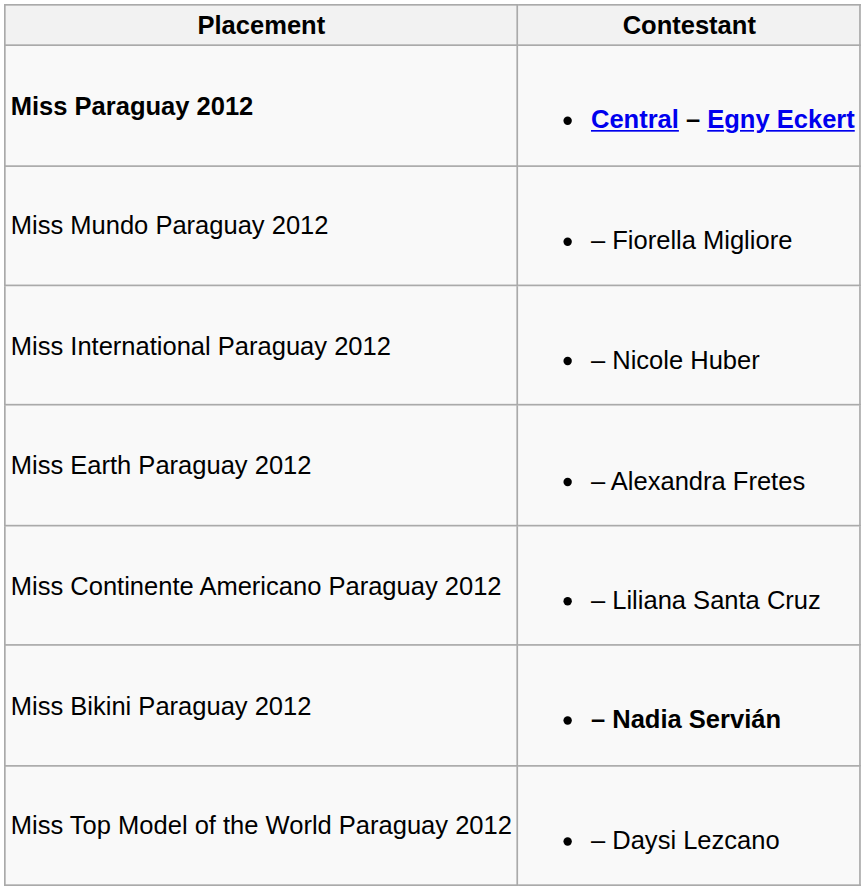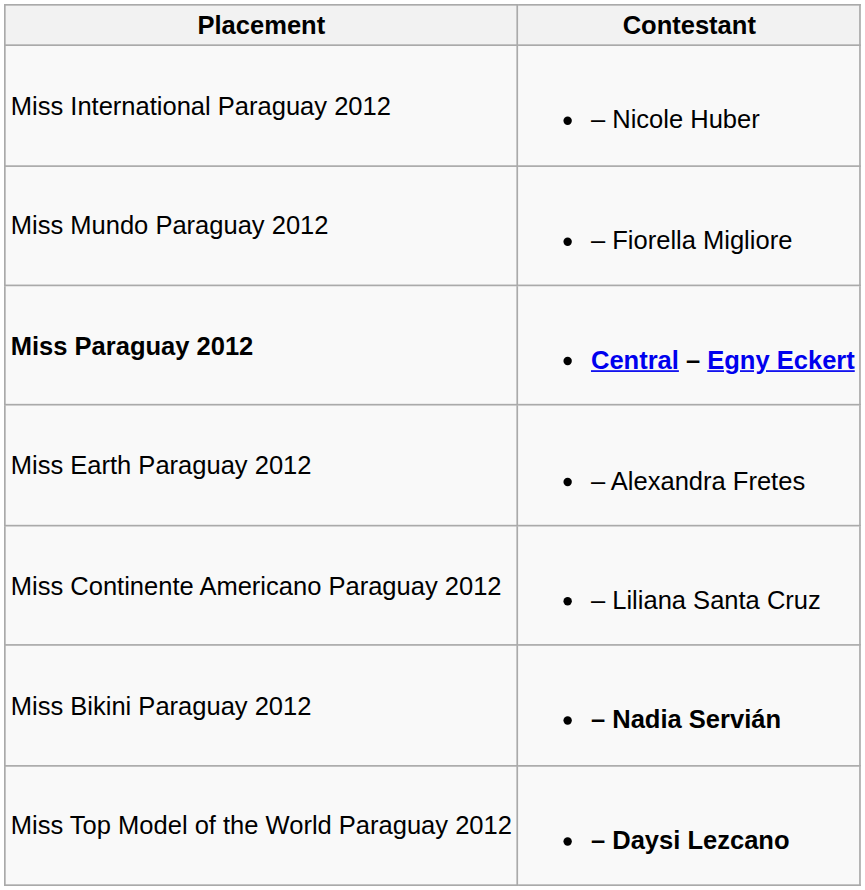rows swapped: (132, 105) <-> (201, 345)
(689, 840) normal -> (689, 840) bold
